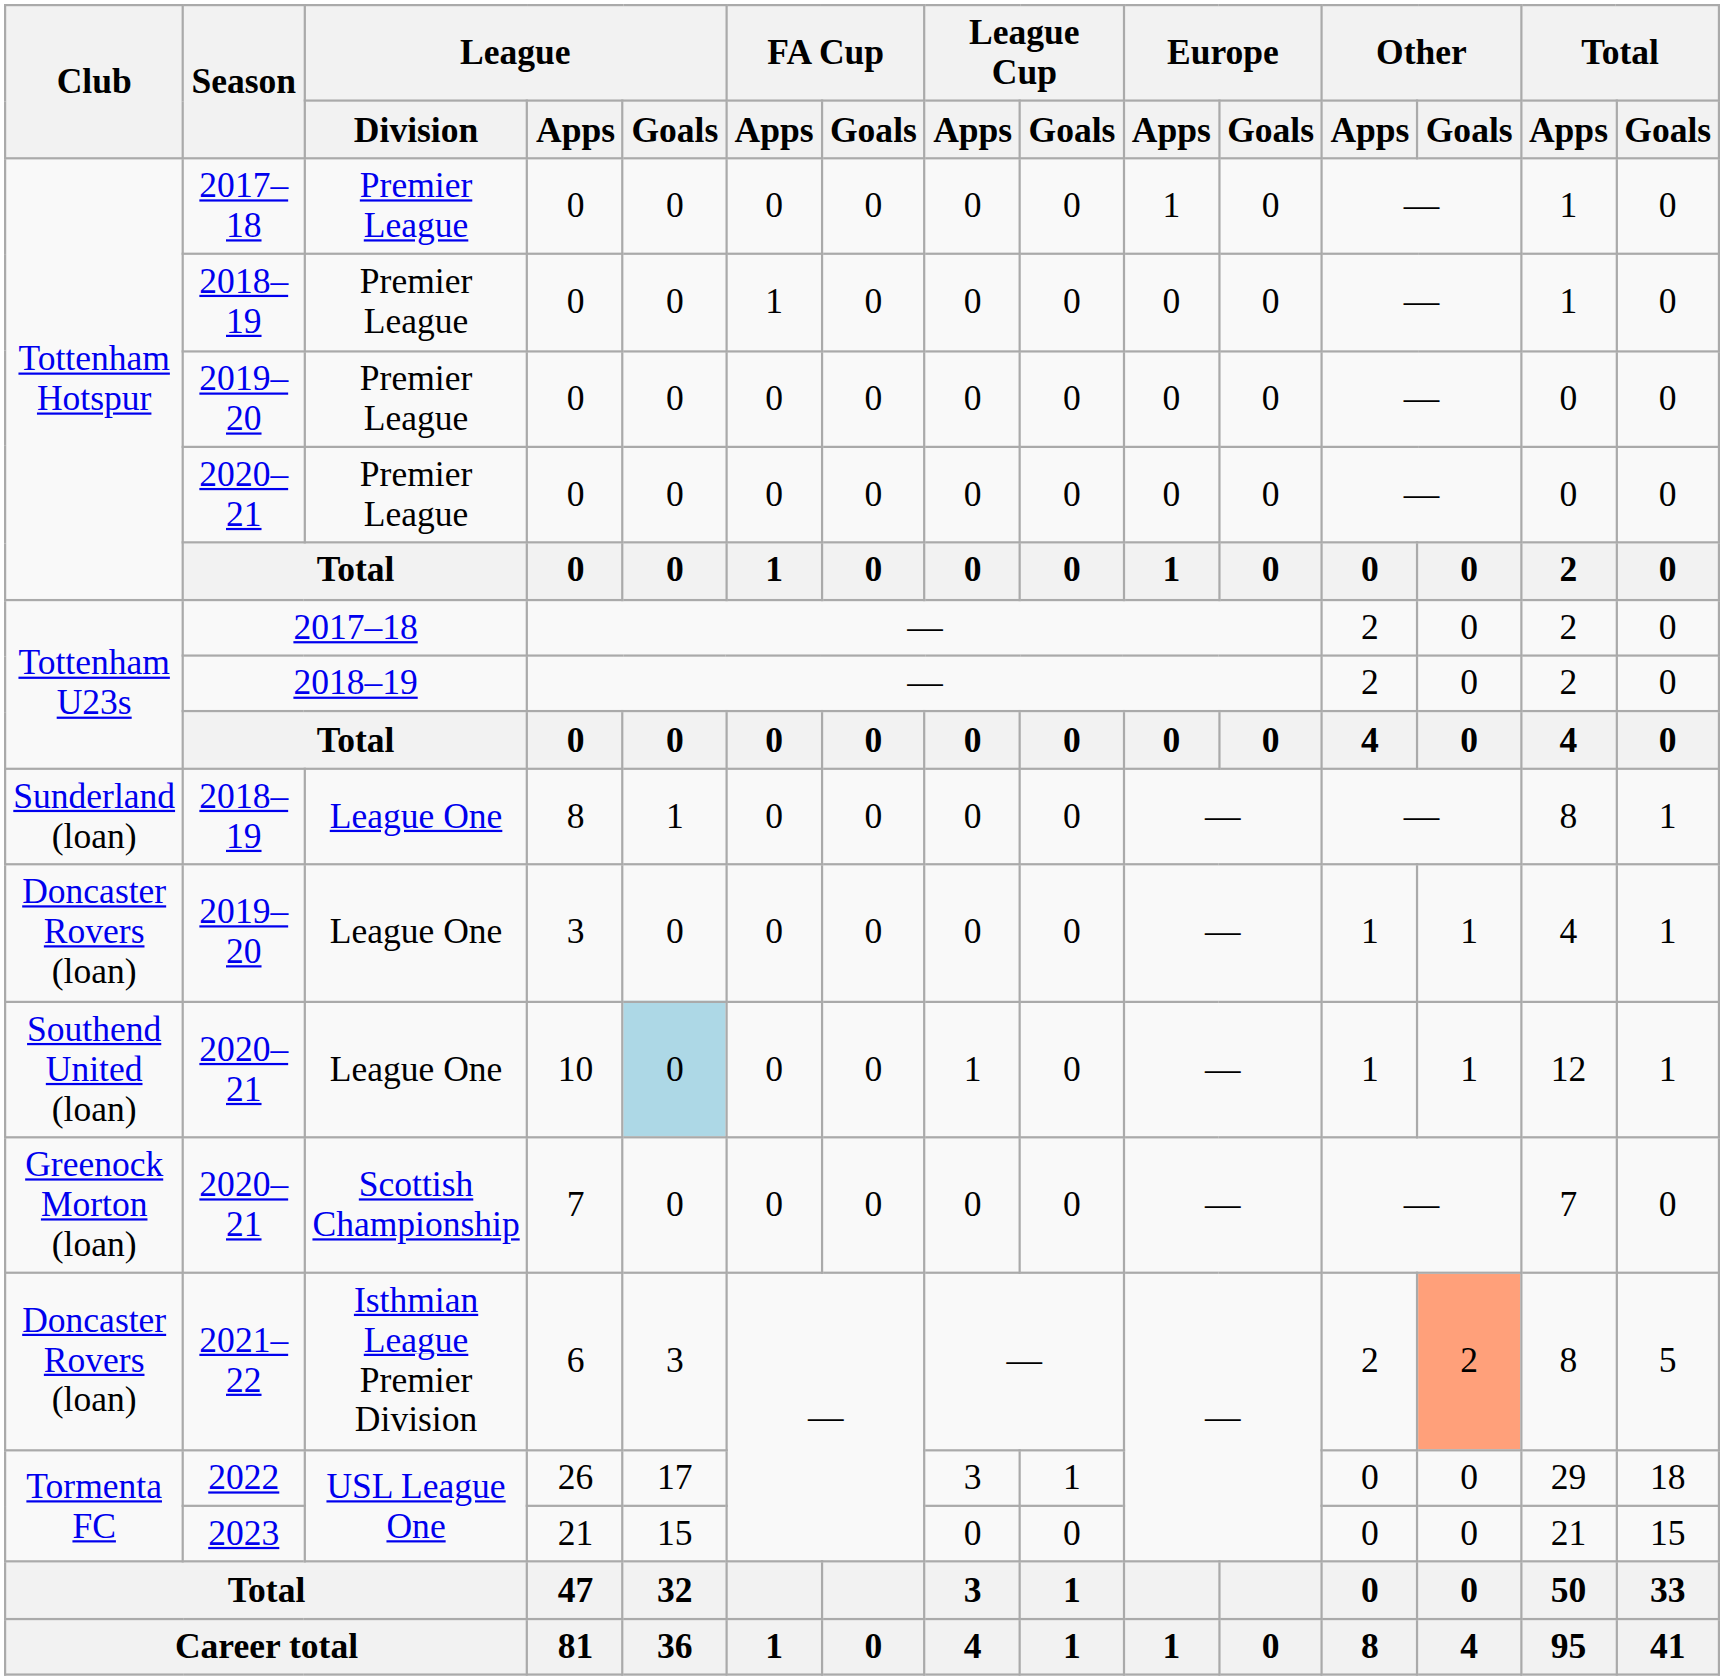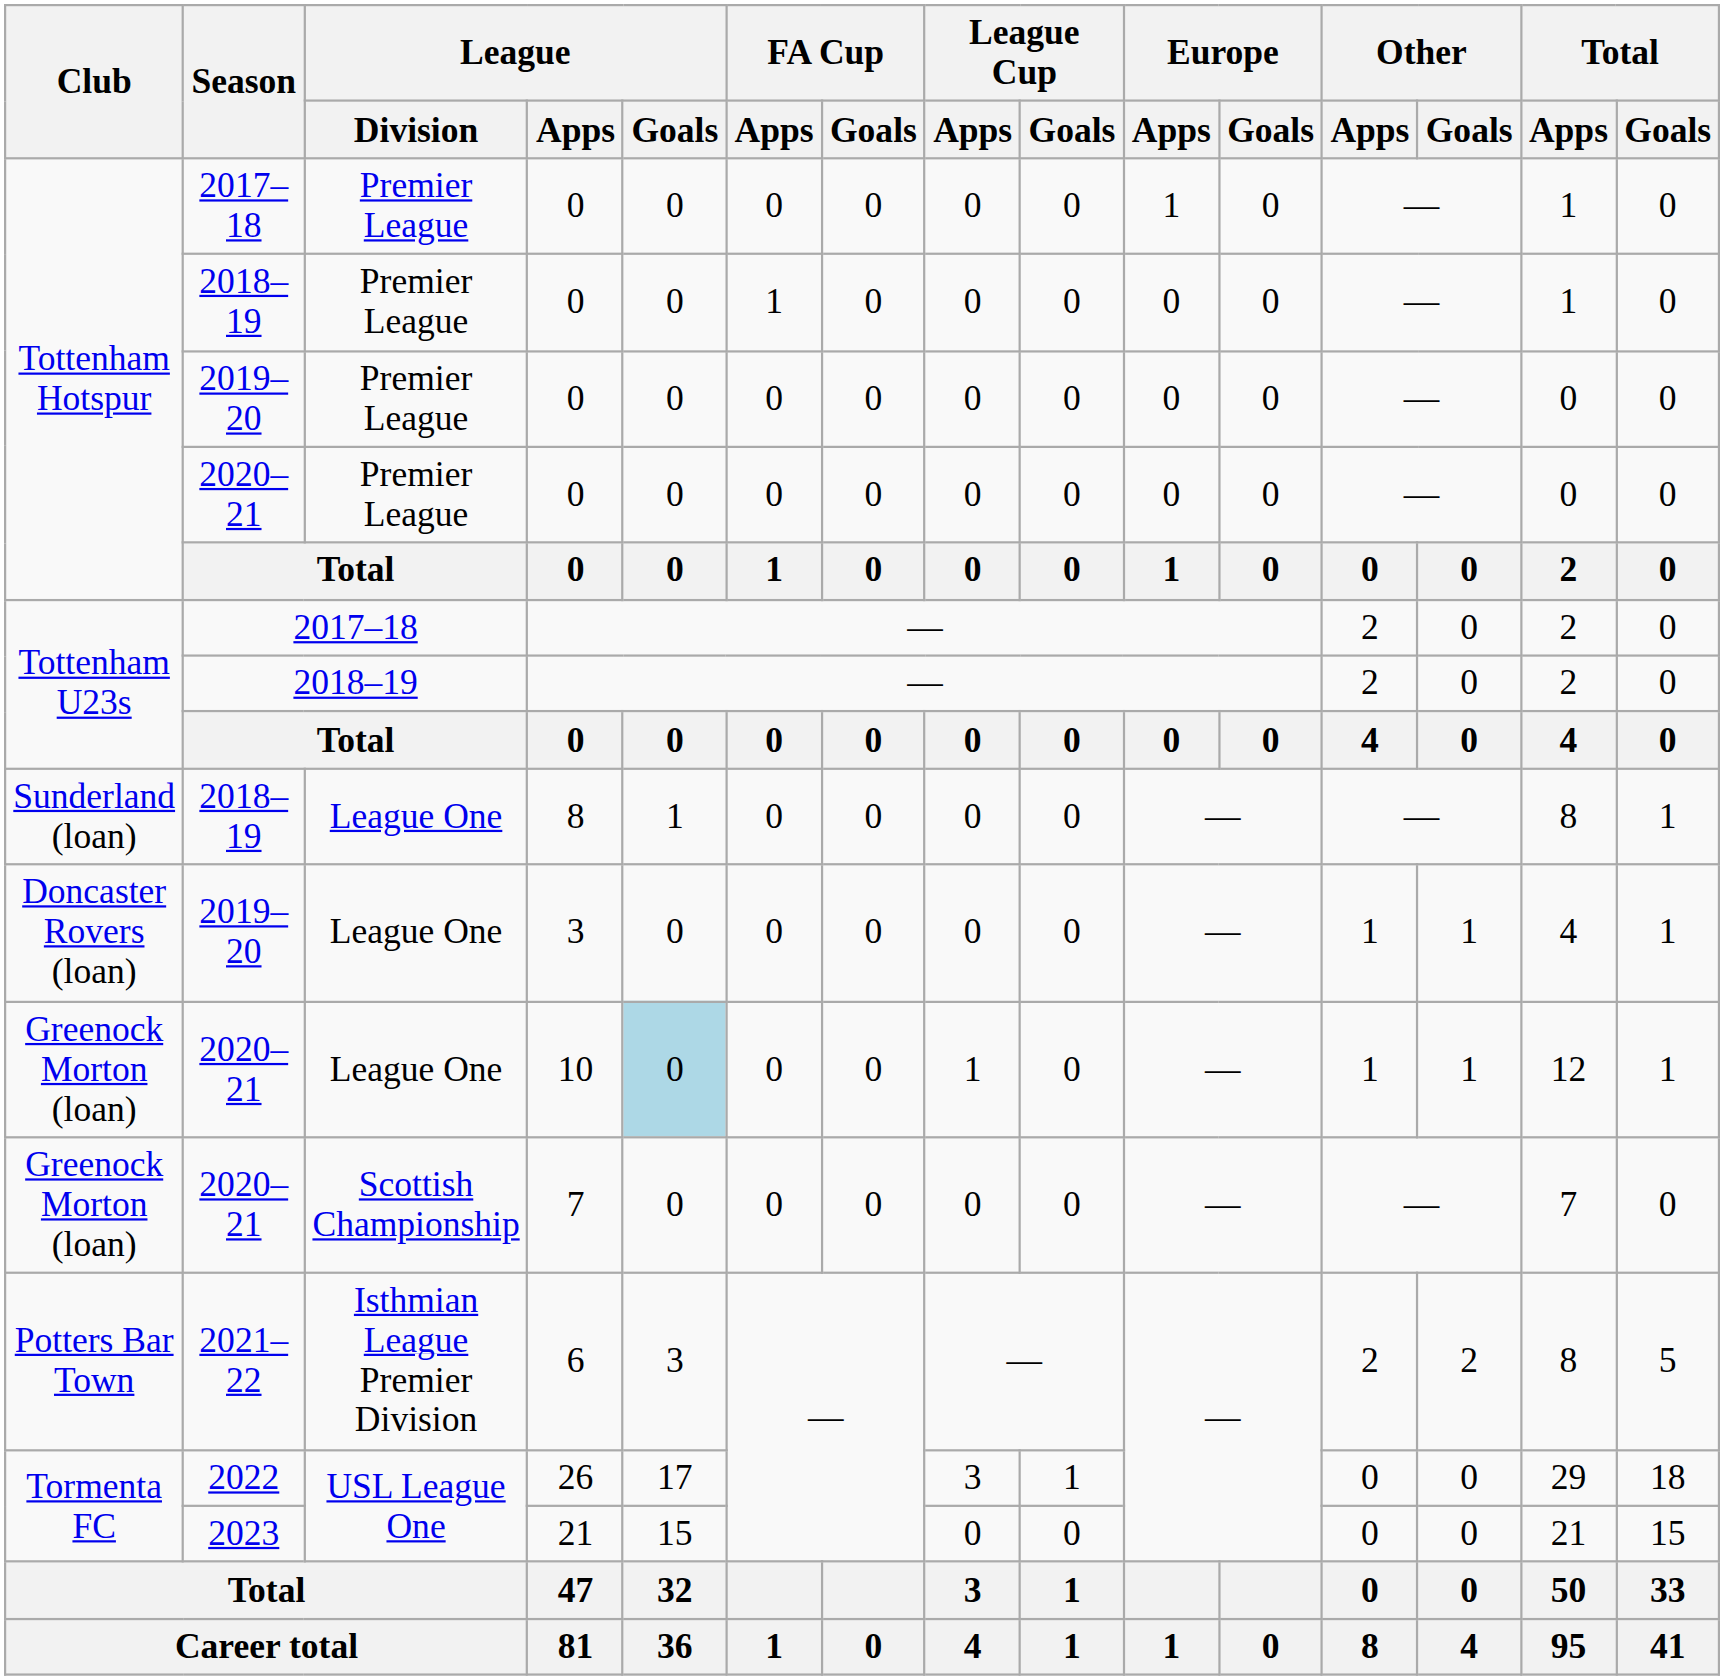(94, 1068) Southend United (loan) -> (94, 1068) Greenock Morton (loan)
(94, 1360) Doncaster Rovers (loan) -> (94, 1360) Potters Bar Town
(1469, 1360) lightsalmon background -> (1469, 1360) no background
